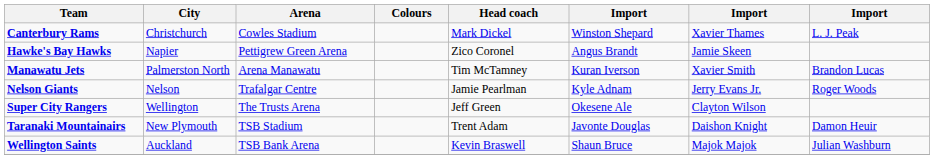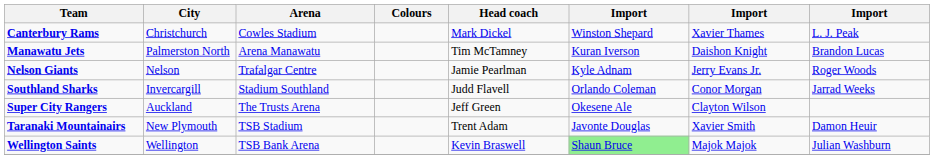- row: (59, 51)
(723, 70) Xavier Smith -> (729, 51) Daishon Knight
+ row: (52, 88)
(172, 107) Wellington -> (169, 107) Auckland
(729, 126) Daishon Knight -> (723, 126) Xavier Smith
(169, 145) Auckland -> (172, 145) Wellington
(602, 145) no background -> (602, 145) lightgreen background
